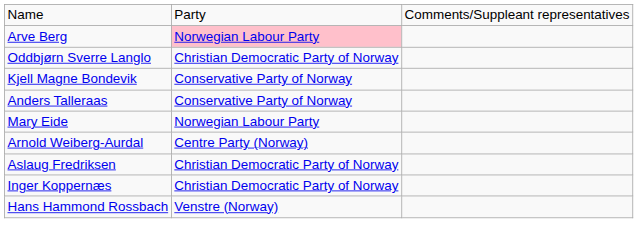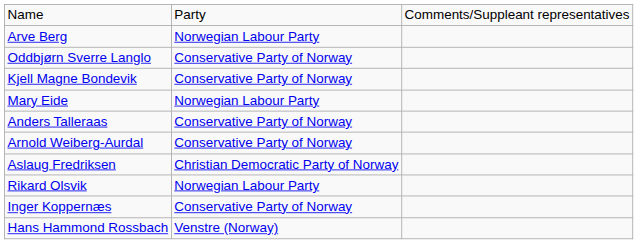(247, 36) pink background -> (247, 36) no background
(286, 57) Christian Democratic Party of Norway -> (263, 57) Conservative Party of Norway
rows swapped: (38, 121) <-> (57, 100)
(241, 143) Centre Party (Norway) -> (263, 143) Conservative Party of Norway
+ row: (47, 185)
(286, 185) Christian Democratic Party of Norway -> (263, 206) Conservative Party of Norway
